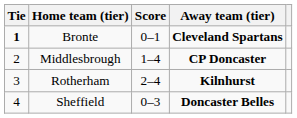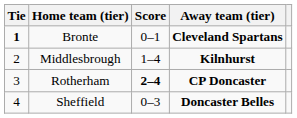(227, 58) CP Doncaster -> (227, 58) Kilnhurst
(150, 80) normal -> (150, 80) bold
(227, 80) Kilnhurst -> (227, 80) CP Doncaster
